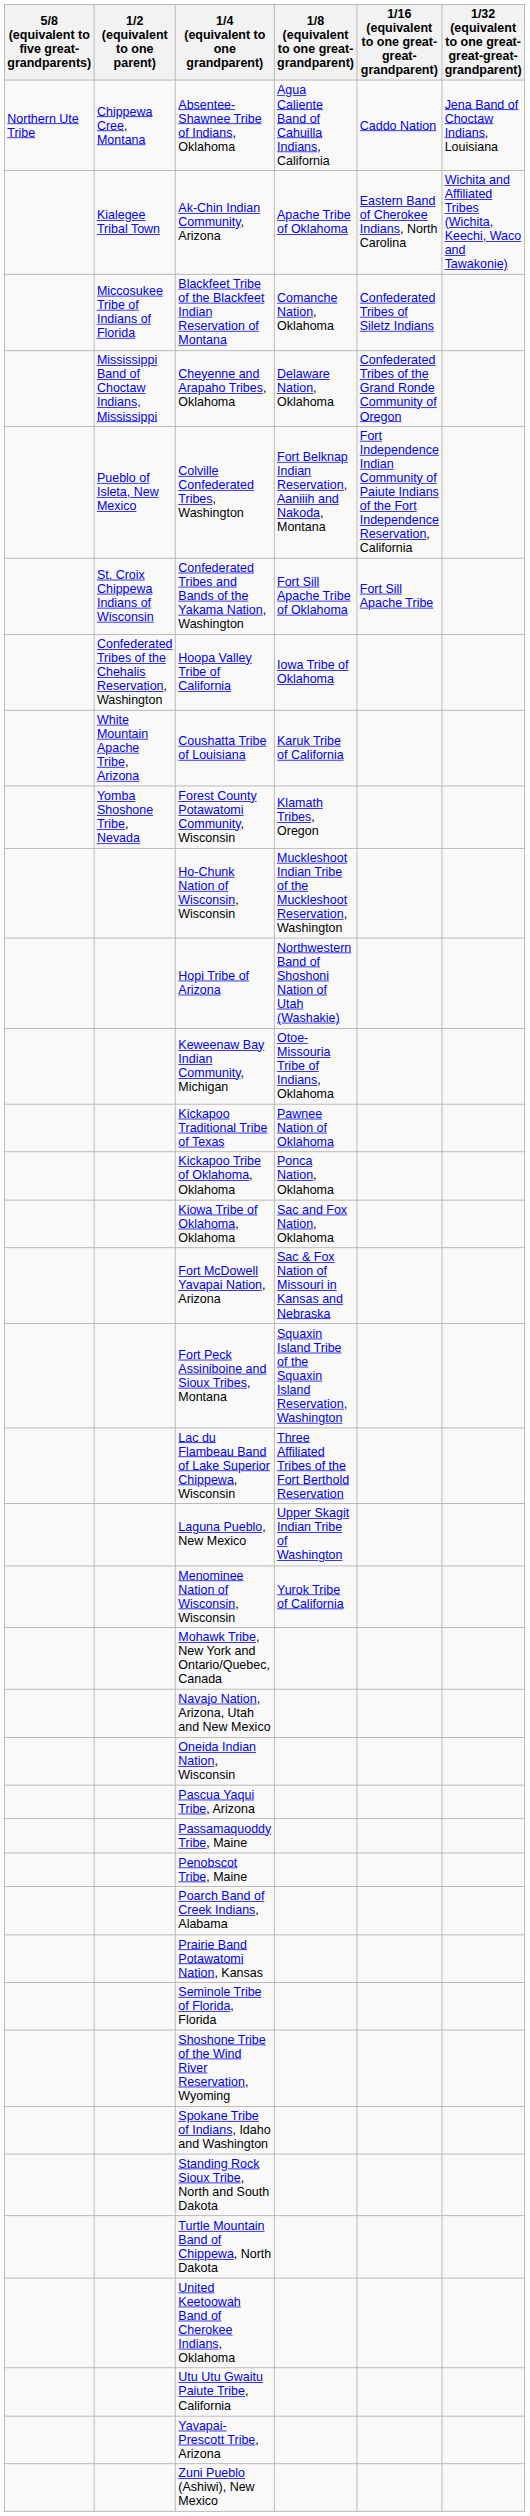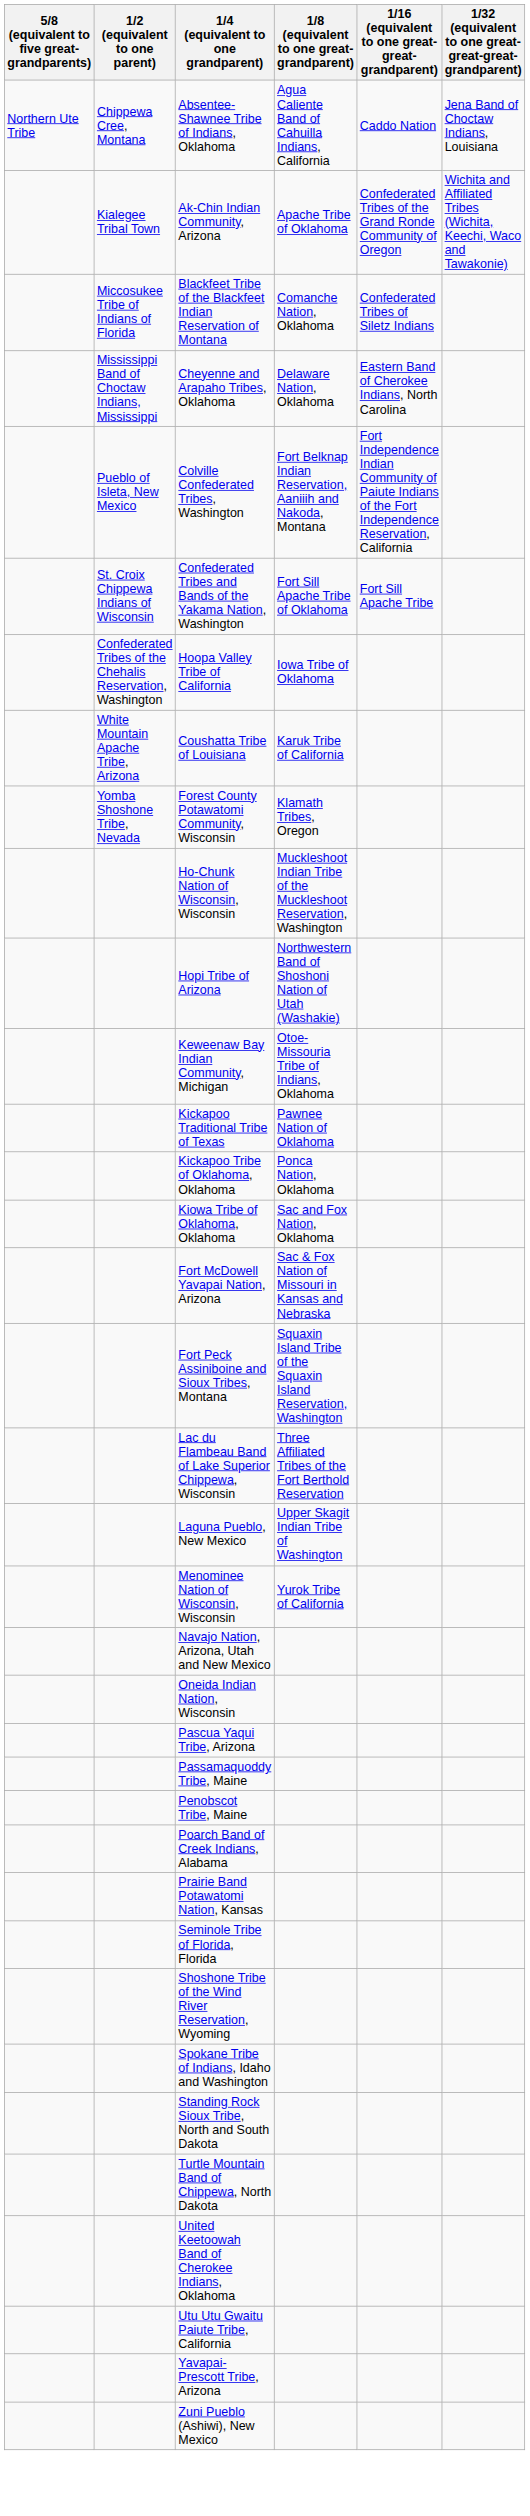(399, 222) Eastern Band of Cherokee Indians, North Carolina -> (398, 222) Confederated Tribes of the Grand Ronde Community of Oregon
(398, 388) Confederated Tribes of the Grand Ronde Community of Oregon -> (399, 388) Eastern Band of Cherokee Indians, North Carolina
- row: (224, 1658)
